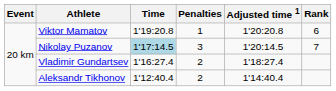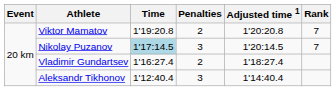(200, 31) 1 -> (200, 31) 2
(316, 31) 6 -> (316, 31) 7
(200, 78) 2 -> (200, 78) 3
